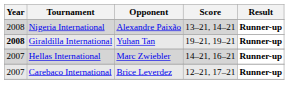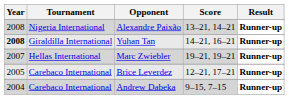(210, 42) 19–21, 19–21 -> (210, 42) 14–21, 16–21
(210, 57) 14–21, 16–21 -> (210, 57) 19–21, 19–21
(16, 72) 2007 -> (16, 72) 2005
+ row: (146, 87)
